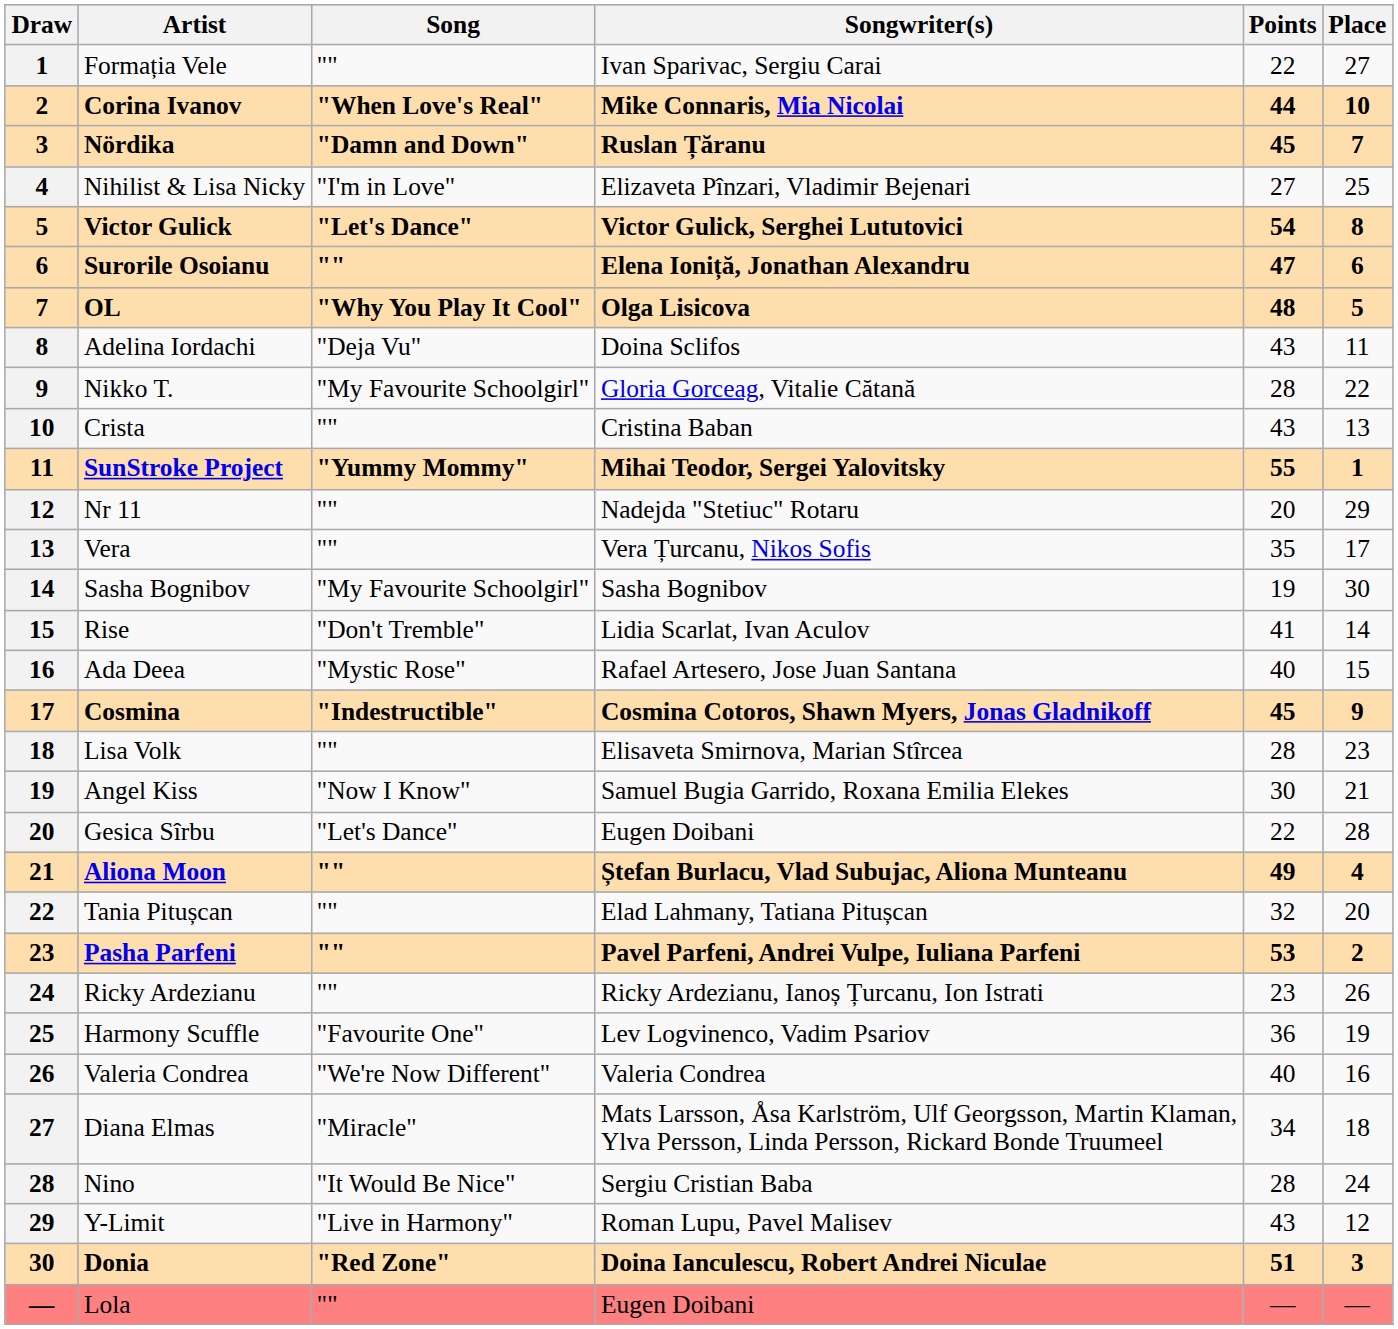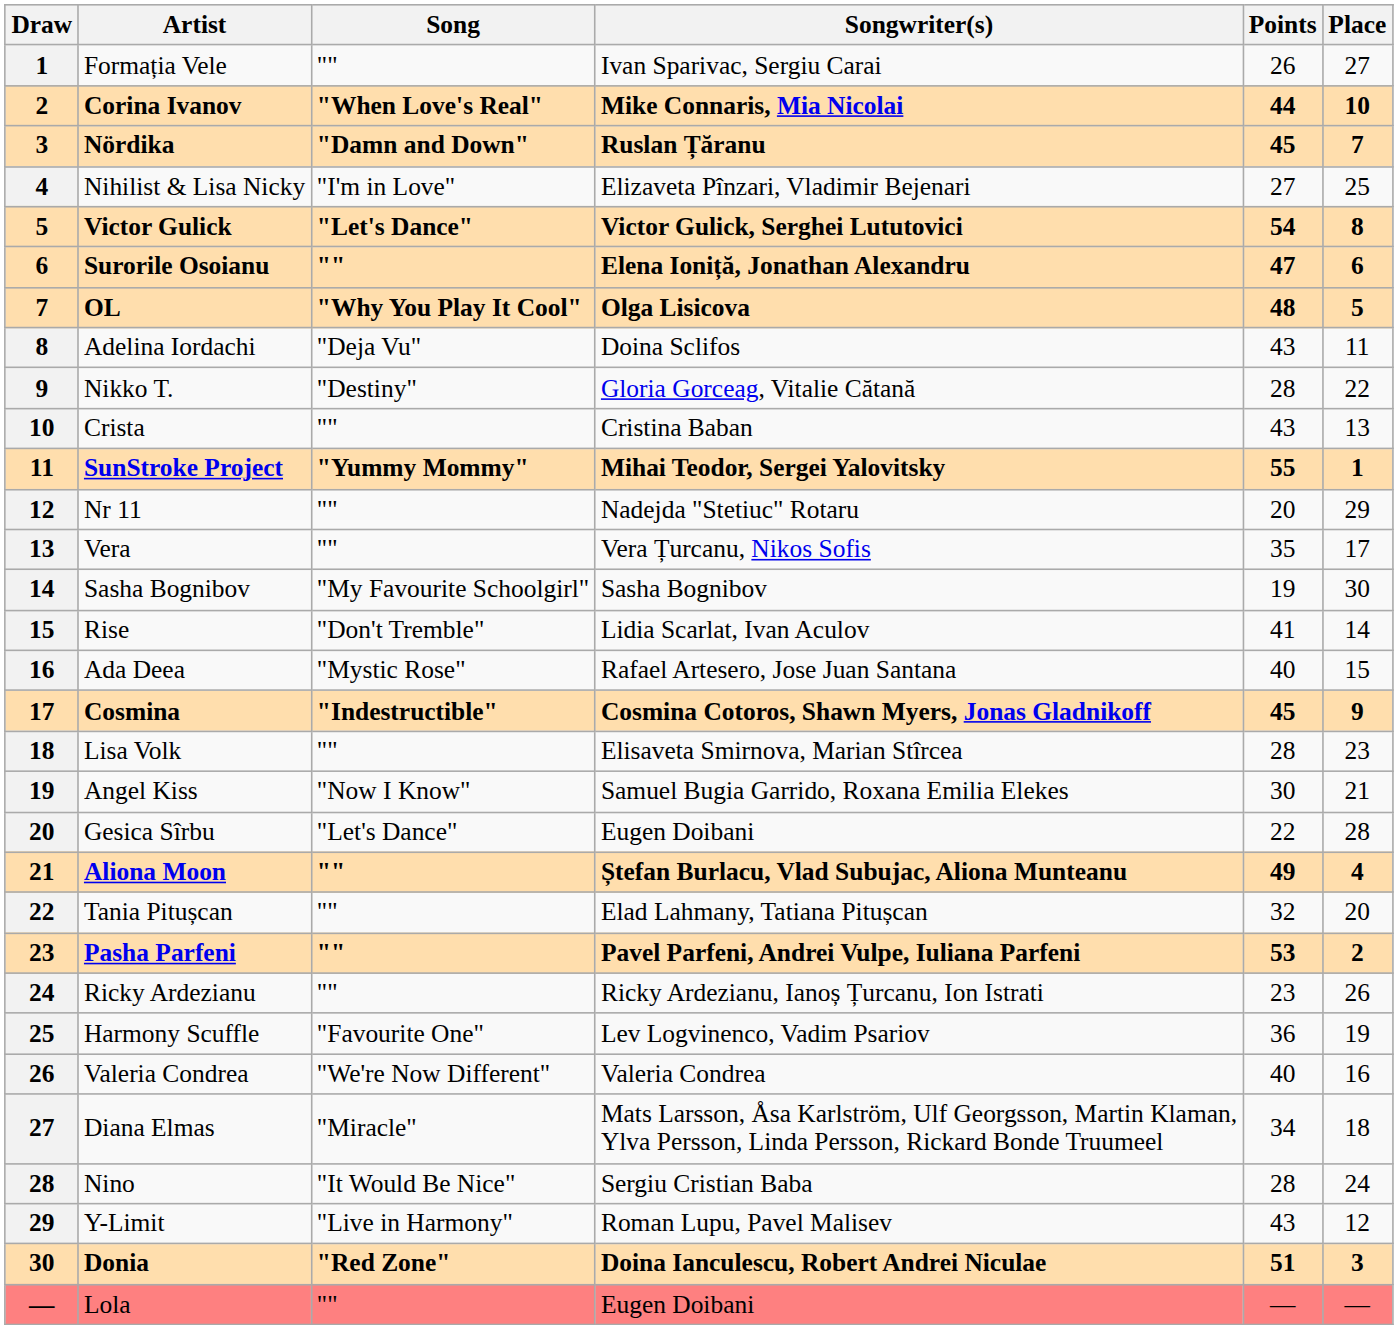(1283, 65) 22 -> (1283, 65) 26
(453, 387) "My Favourite Schoolgirl" -> (367, 387) "Destiny"
